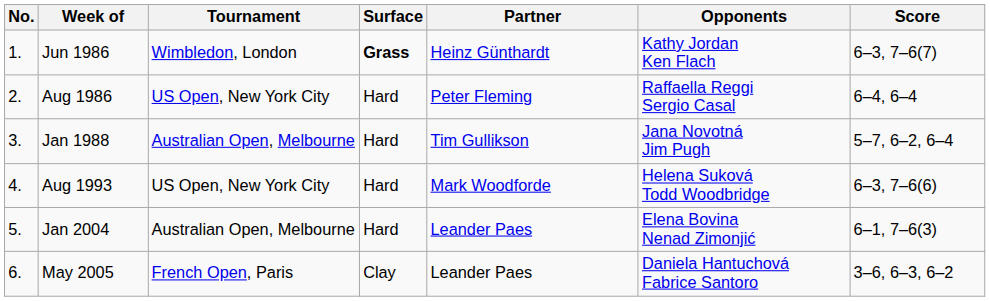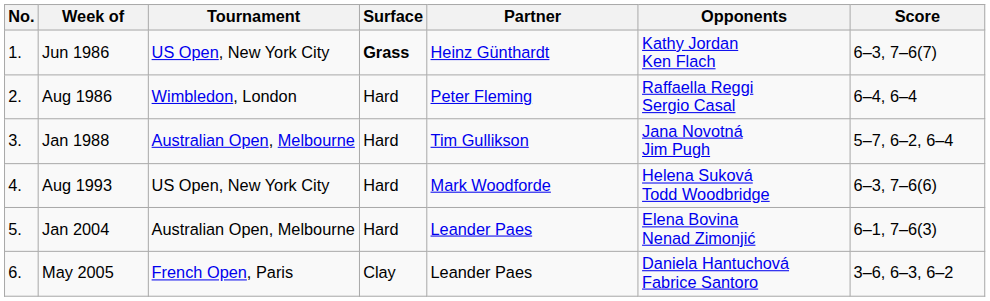(224, 52) Wimbledon, London -> (241, 52) US Open, New York City
(241, 96) US Open, New York City -> (224, 96) Wimbledon, London
